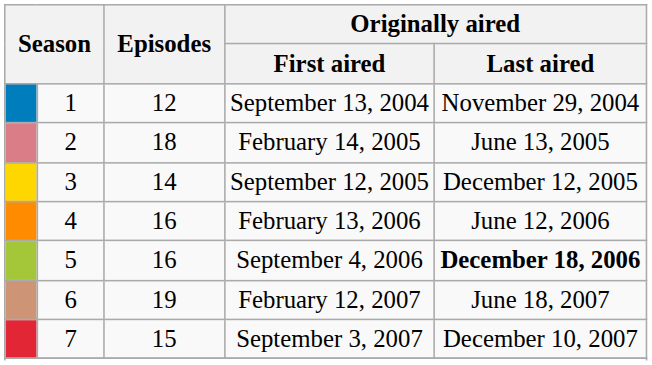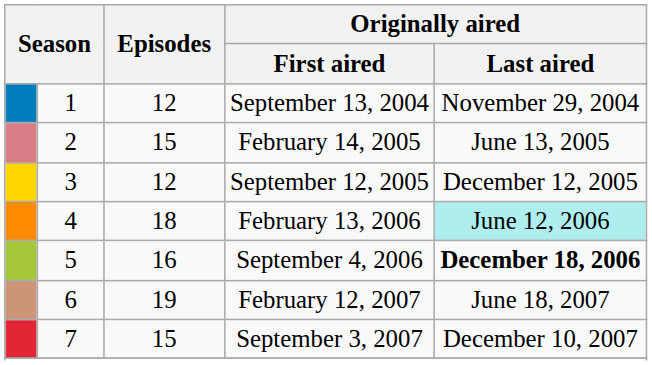(164, 142) 18 -> (164, 142) 15
(164, 181) 14 -> (164, 181) 12
(164, 220) 16 -> (164, 220) 18
(540, 220) no background -> (540, 220) paleturquoise background
